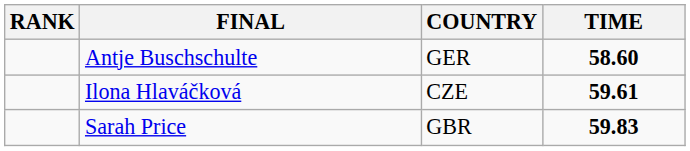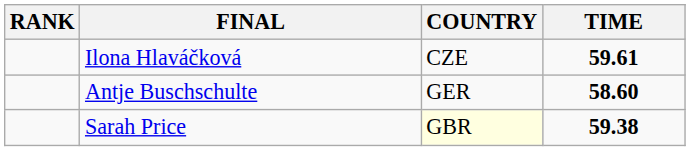rows swapped: (171, 57) <-> (163, 92)
(449, 127) no background -> (449, 127) lightyellow background
(614, 127) 59.83 -> (614, 127) 59.38
